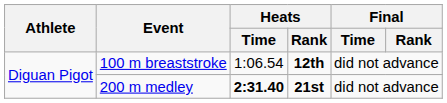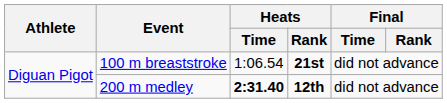(309, 63) 12th -> (309, 63) 21st
(309, 87) 21st -> (309, 87) 12th
